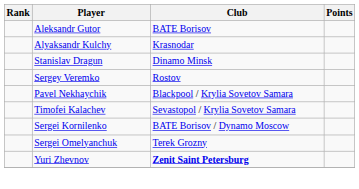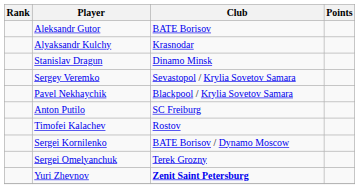(167, 77) Rostov -> (224, 77) Sevastopol / Krylia Sovetov Samara
+ row: (60, 110)
(224, 110) Sevastopol / Krylia Sovetov Samara -> (167, 126) Rostov
